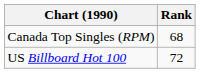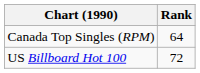(176, 36) 68 -> (176, 36) 64
